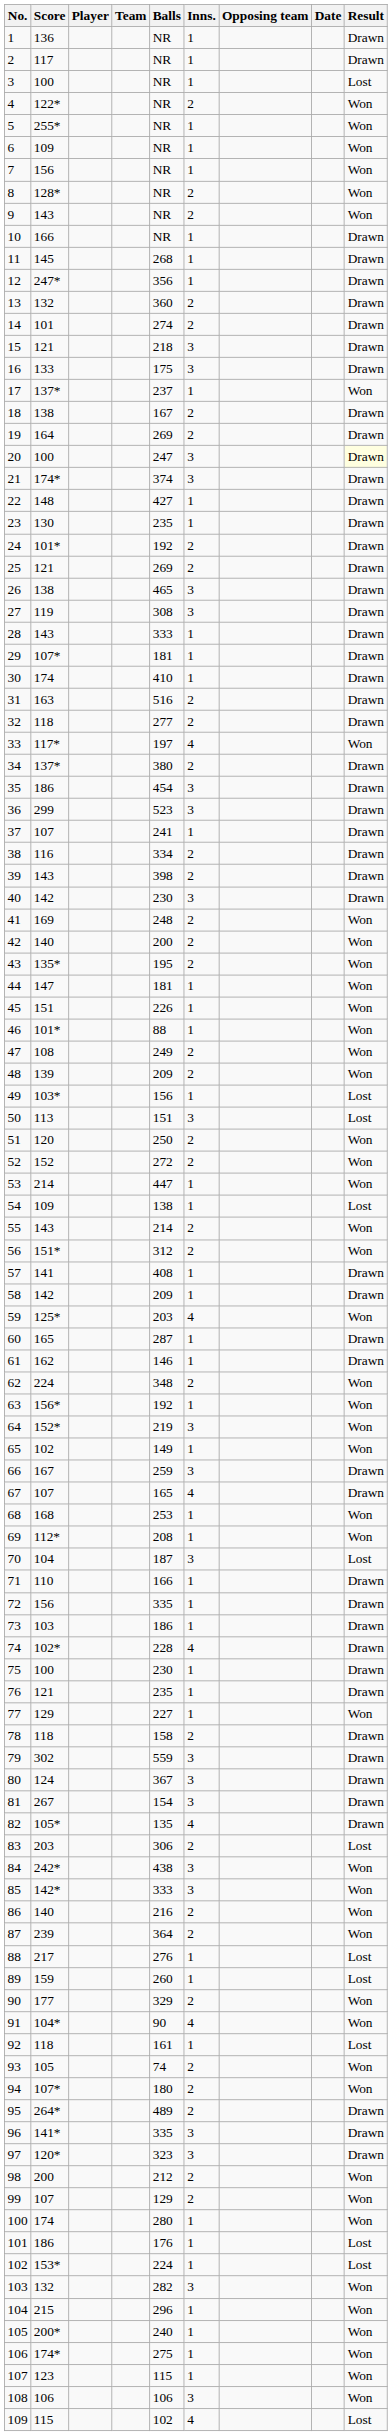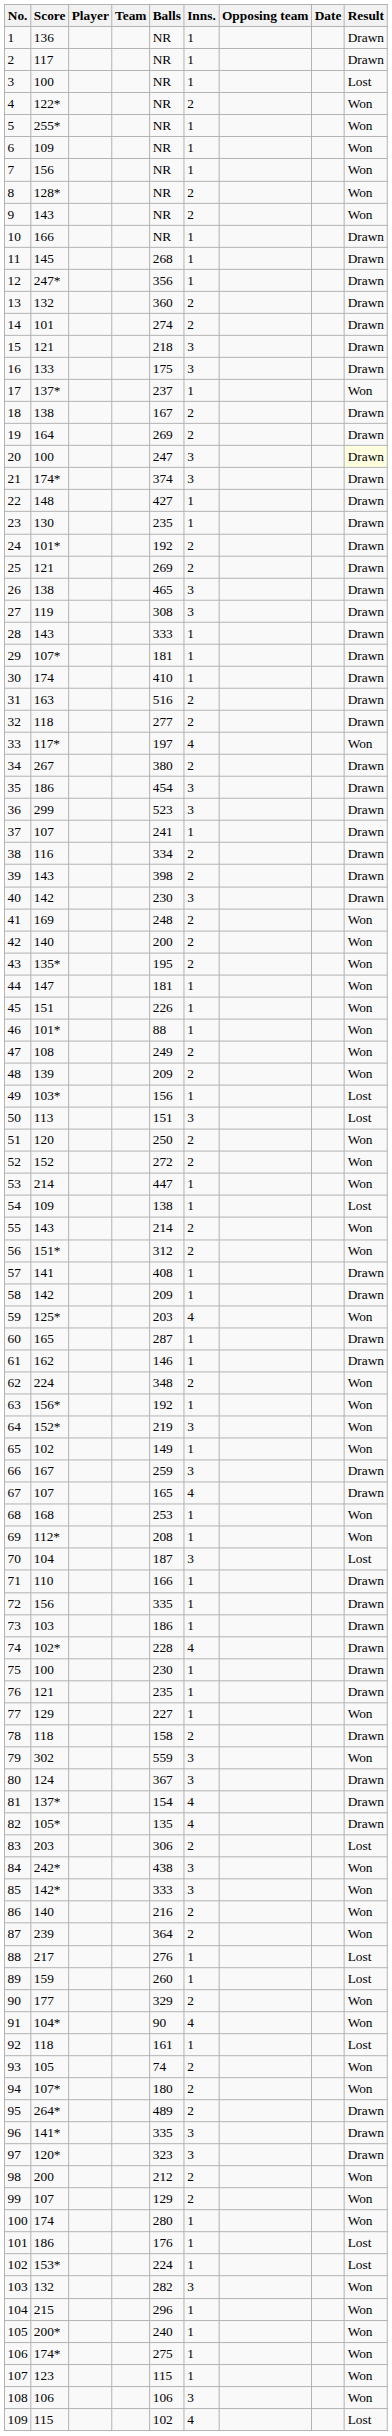(47, 765) 137* -> (44, 765) 267
(366, 1758) Drawn -> (360, 1758) Won
(44, 1802) 267 -> (47, 1802) 137*
(190, 1802) 3 -> (190, 1802) 4
